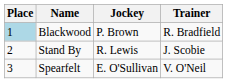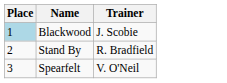- column: (127, 13)
(192, 31) R. Bradfield -> (117, 31) J. Scobie
(184, 50) J. Scobie -> (125, 50) R. Bradfield
